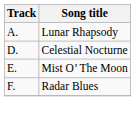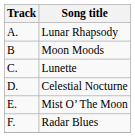+ row: (73, 50)
+ row: (59, 68)
